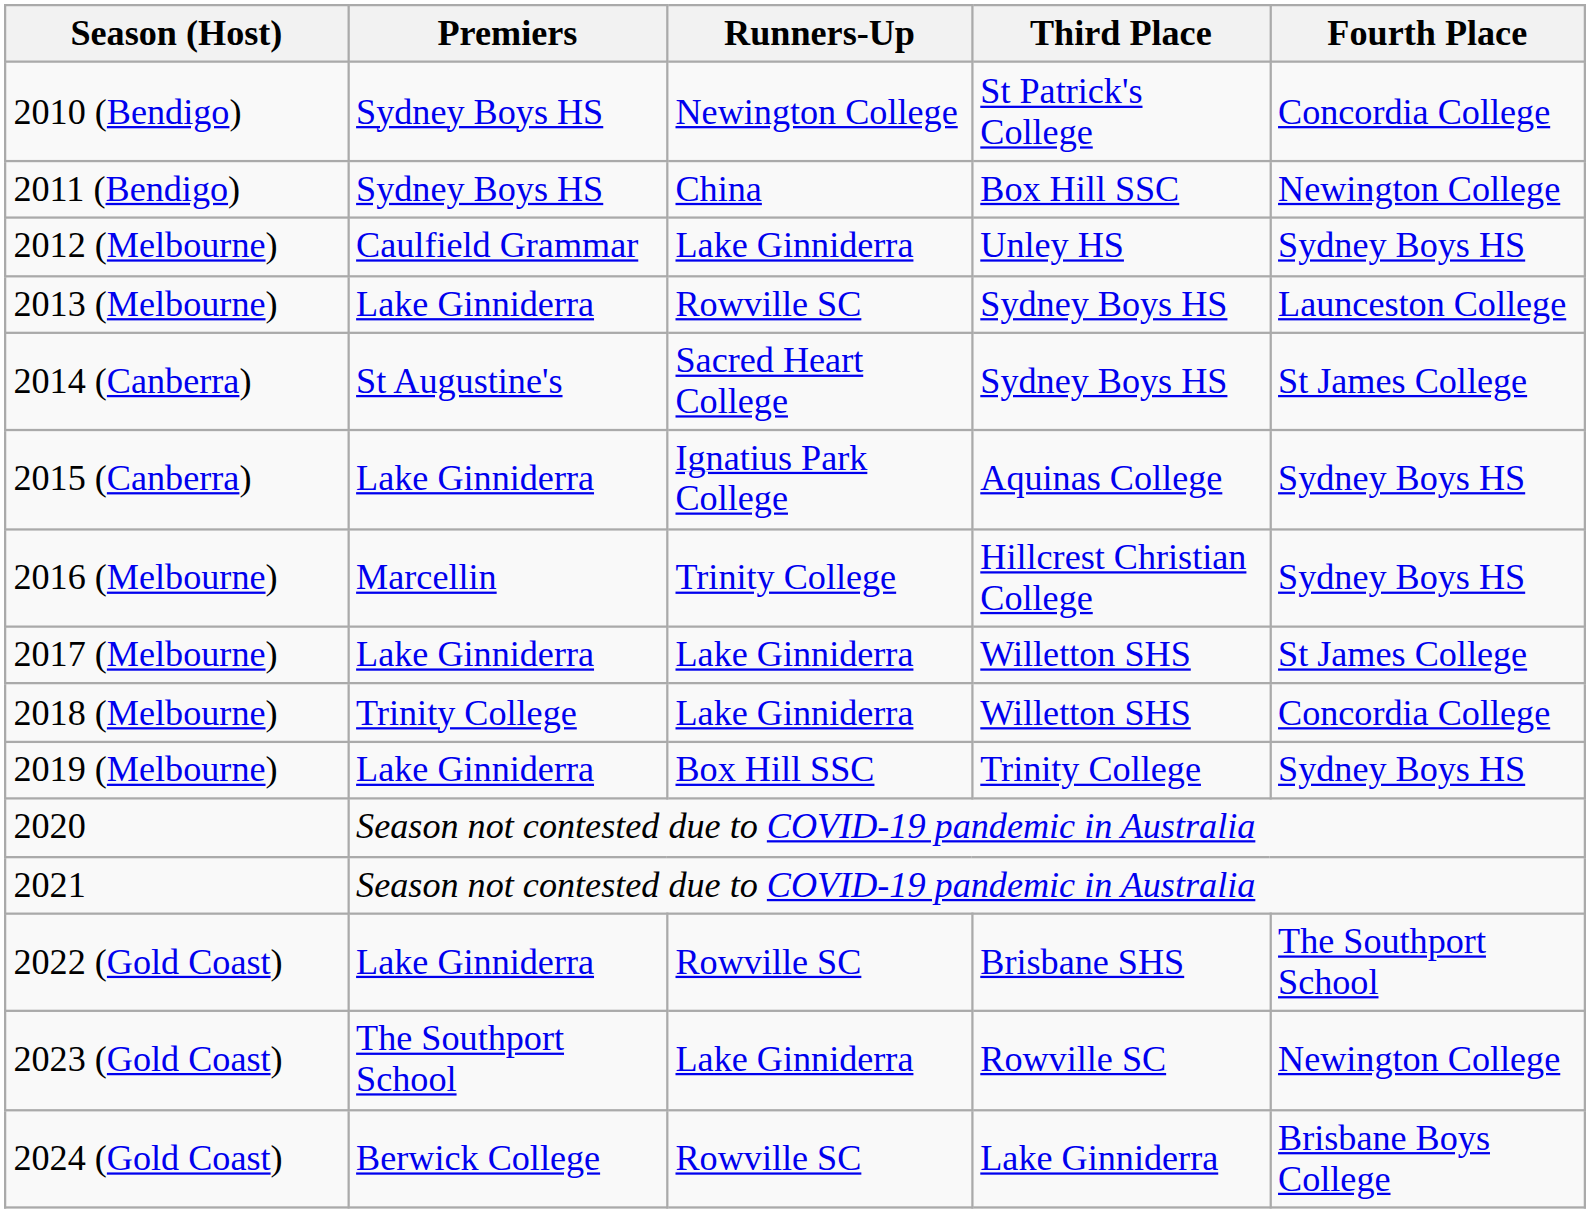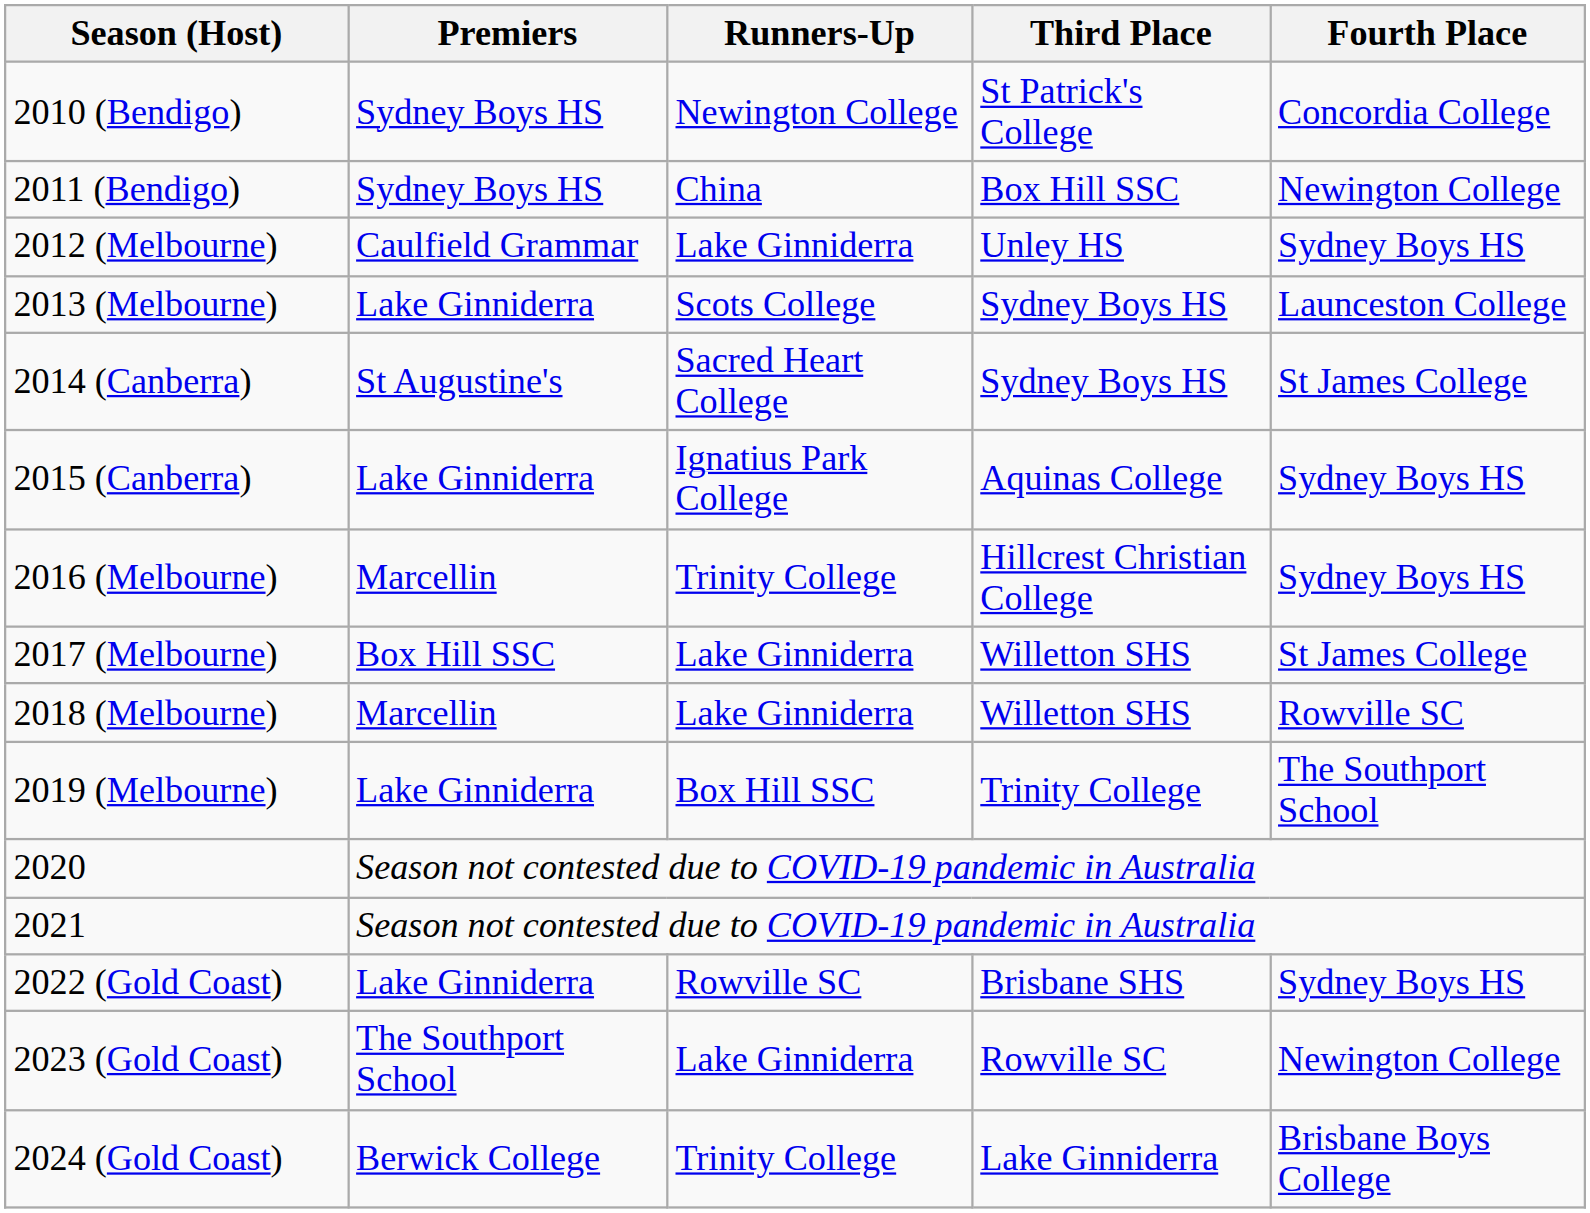(768, 303) Rowville SC -> (775, 303) Scots College
(475, 654) Lake Ginniderra -> (456, 654) Box Hill SSC
(466, 712) Trinity College -> (426, 712) Marcellin
(1414, 712) Concordia College -> (1371, 712) Rowville SC
(1402, 769) Sydney Boys HS -> (1382, 789) The Southport School
(1382, 961) The Southport School -> (1402, 982) Sydney Boys HS
(768, 1157) Rowville SC -> (786, 1157) Trinity College
